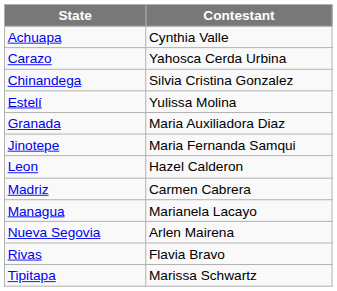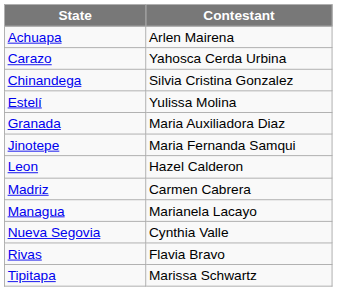(189, 37) Cynthia Valle -> (192, 37) Arlen Mairena
(192, 232) Arlen Mairena -> (189, 232) Cynthia Valle
